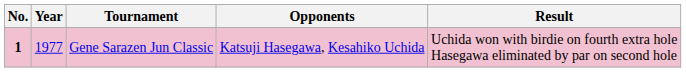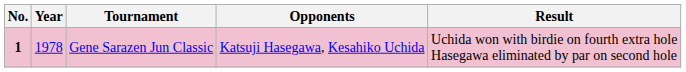(49, 47) 1977 -> (49, 47) 1978
